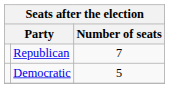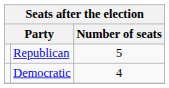(119, 53) 7 -> (119, 53) 5
(119, 73) 5 -> (119, 73) 4
